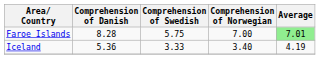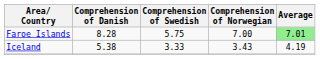(106, 47) 5.36 -> (106, 47) 5.38
(242, 47) 3.40 -> (242, 47) 3.43
